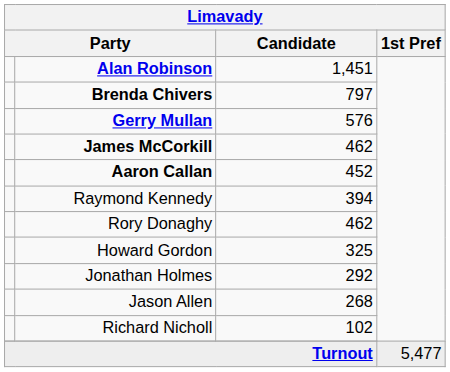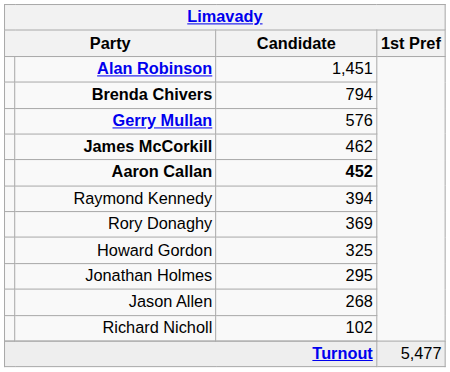(359, 95) 797 -> (359, 95) 794
(359, 172) normal -> (359, 172) bold
(359, 224) 462 -> (359, 224) 369
(359, 276) 292 -> (359, 276) 295
